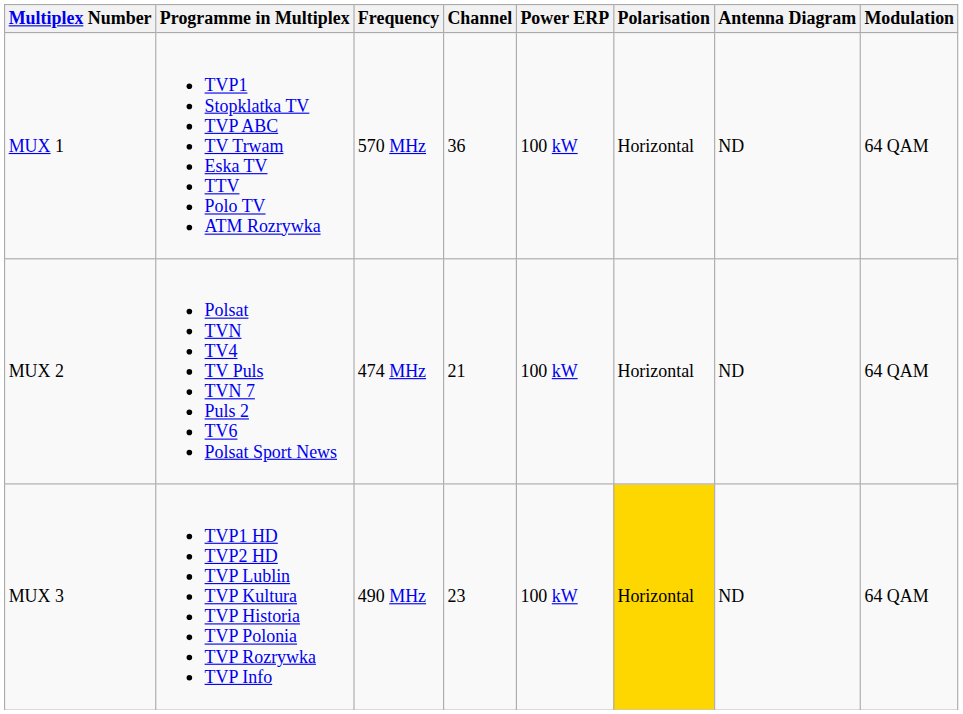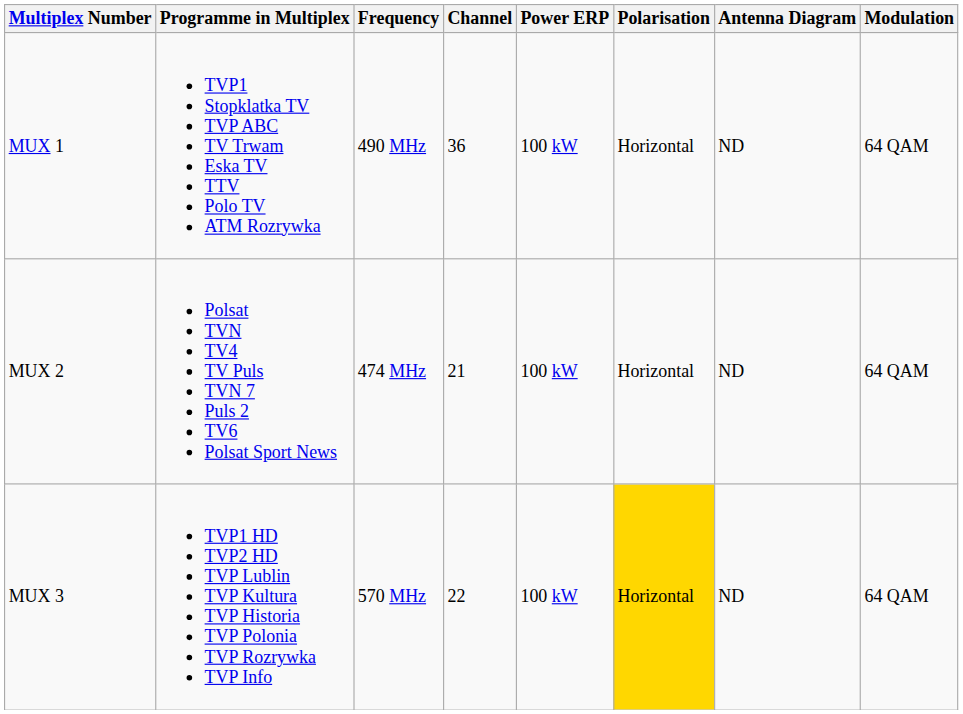(392, 145) 570 MHz -> (392, 145) 490 MHz
(392, 596) 490 MHz -> (392, 596) 570 MHz
(456, 596) 23 -> (456, 596) 22
